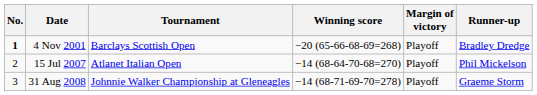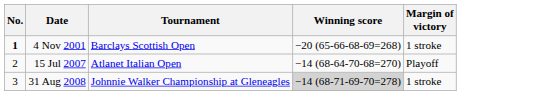- column: (494, 20)
(422, 45) Playoff -> (424, 45) 1 stroke
(348, 81) no background -> (348, 81) lightgrey background
(422, 81) Playoff -> (424, 81) 1 stroke
